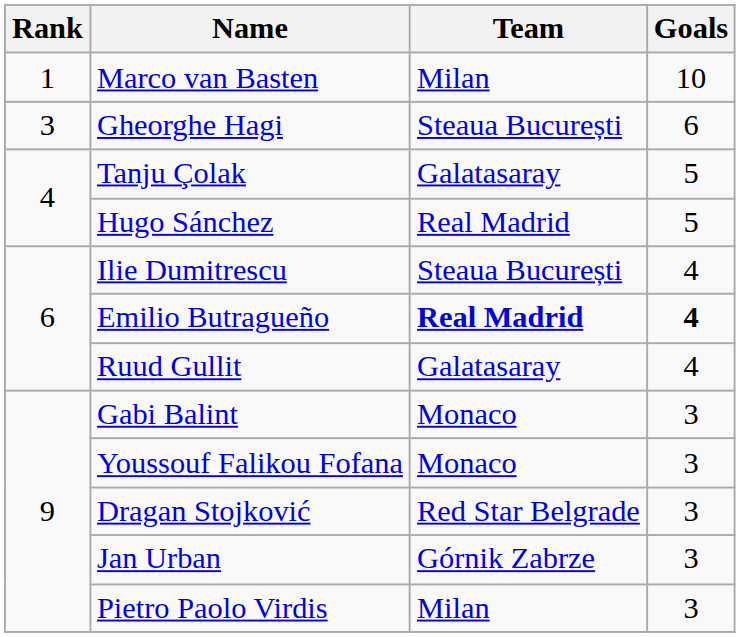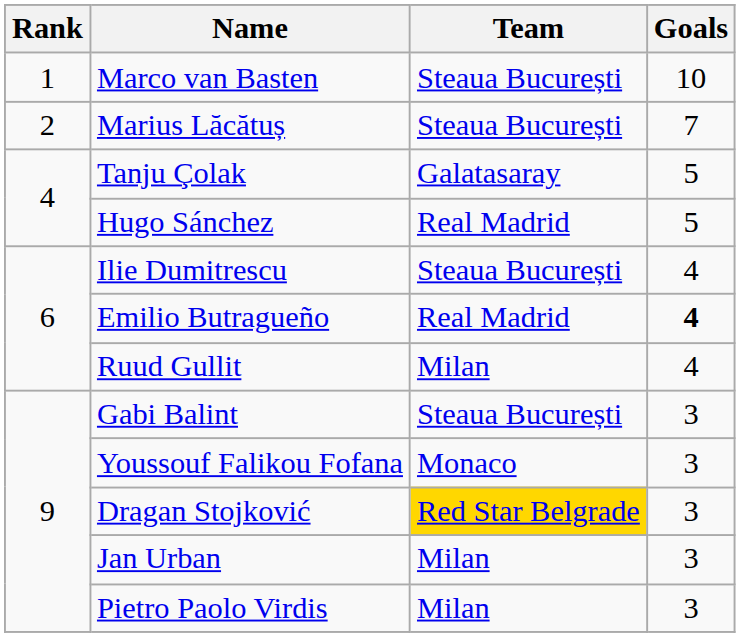(453, 76) Milan -> (520, 76) Steaua București
+ row: (191, 125)
- row: (190, 125)
(500, 317) bold -> (493, 317) normal
(489, 366) Galatasaray -> (453, 366) Milan
(467, 414) Monaco -> (520, 414) Steaua București
(528, 510) no background -> (528, 510) gold background
(506, 558) Górnik Zabrze -> (453, 558) Milan
